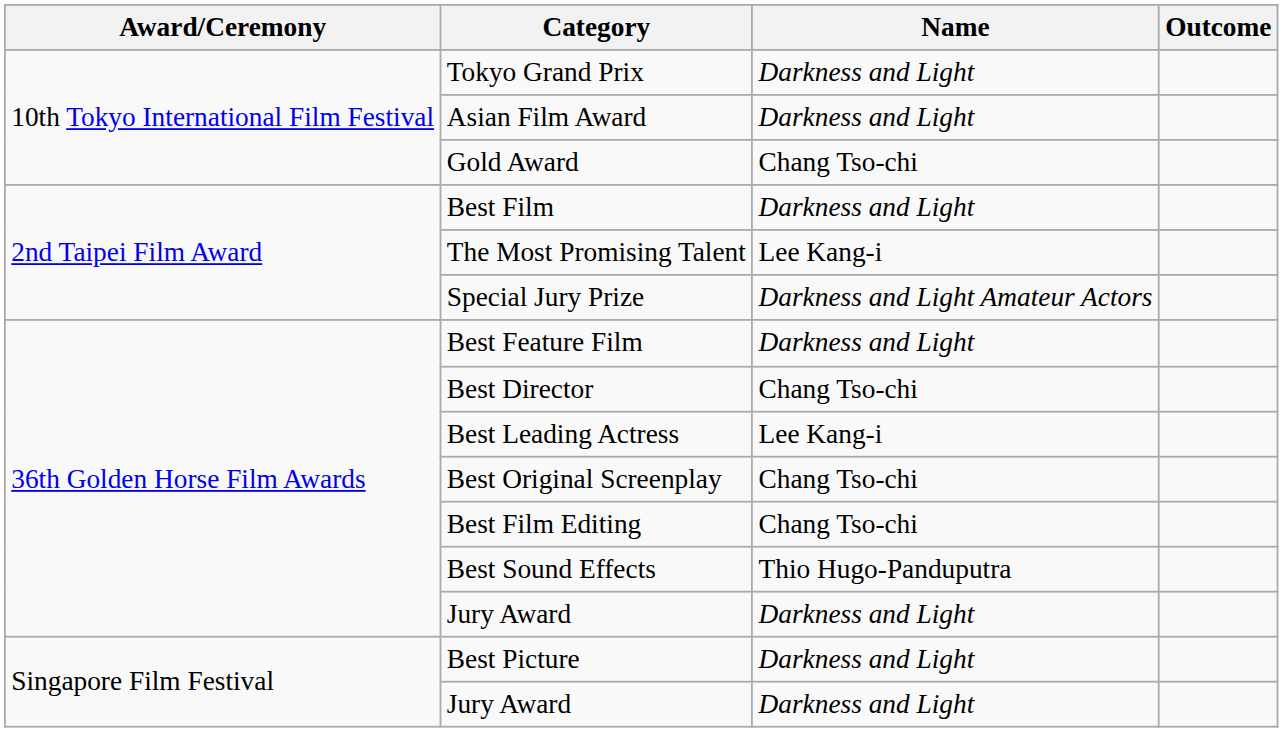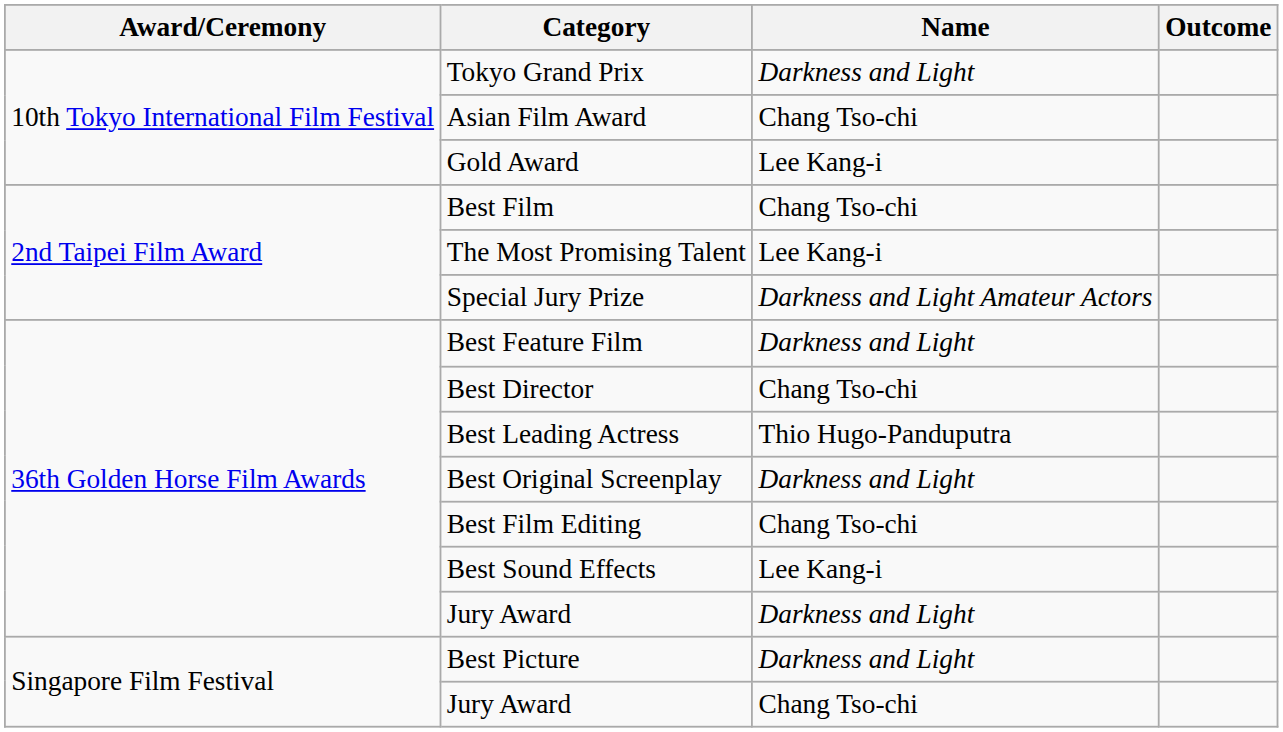(866, 117) Darkness and Light -> (838, 117) Chang Tso-chi
(838, 162) Chang Tso-chi -> (820, 162) Lee Kang-i
(866, 207) Darkness and Light -> (838, 207) Chang Tso-chi
(820, 433) Lee Kang-i -> (885, 433) Thio Hugo-Panduputra
(838, 478) Chang Tso-chi -> (866, 478) Darkness and Light
(885, 568) Thio Hugo-Panduputra -> (820, 568) Lee Kang-i
(866, 703) Darkness and Light -> (838, 703) Chang Tso-chi
